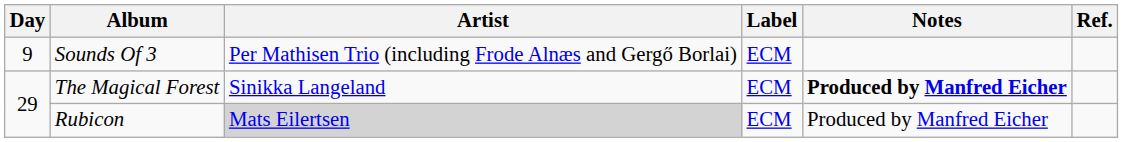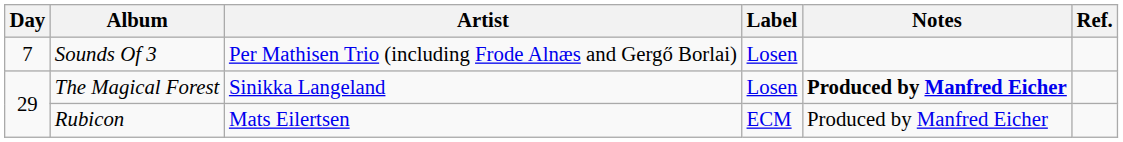(27, 53) 9 -> (27, 53) 7
(769, 53) ECM -> (772, 53) Losen
(769, 86) ECM -> (772, 86) Losen
(289, 119) lightgrey background -> (289, 119) no background
